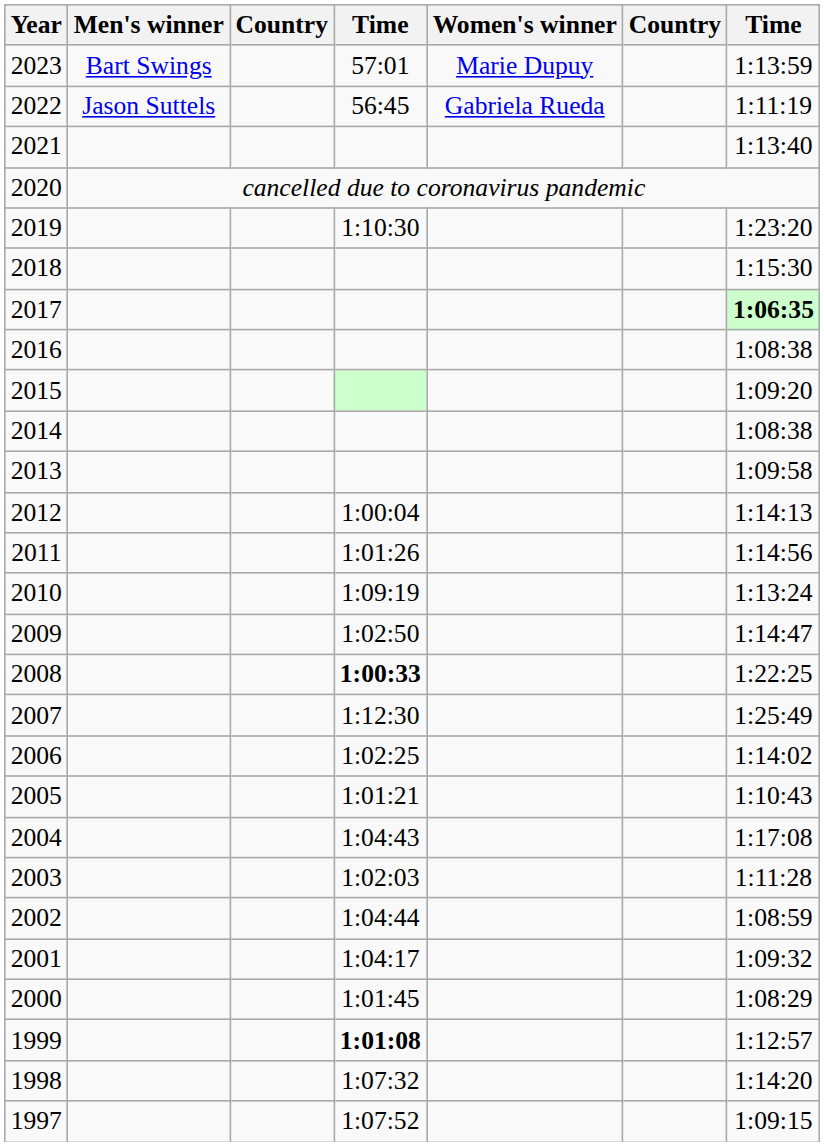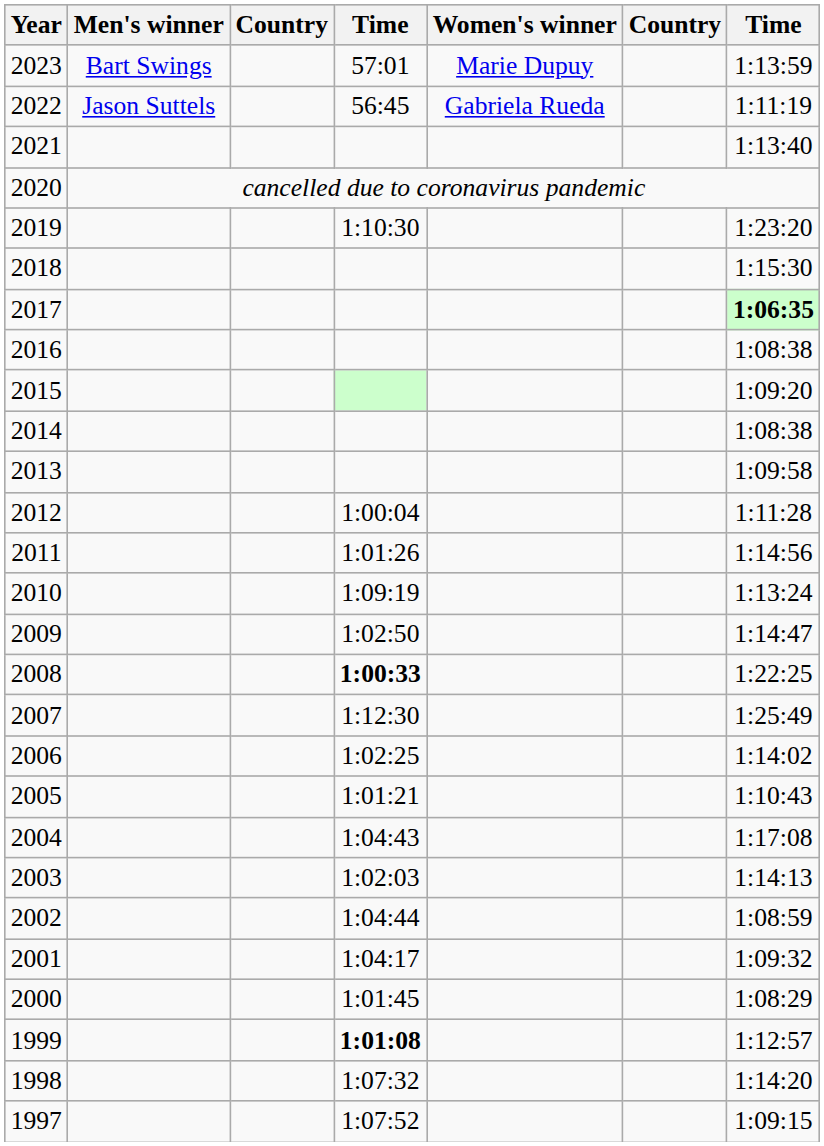(773, 512) 1:14:13 -> (773, 512) 1:11:28
(773, 877) 1:11:28 -> (773, 877) 1:14:13
